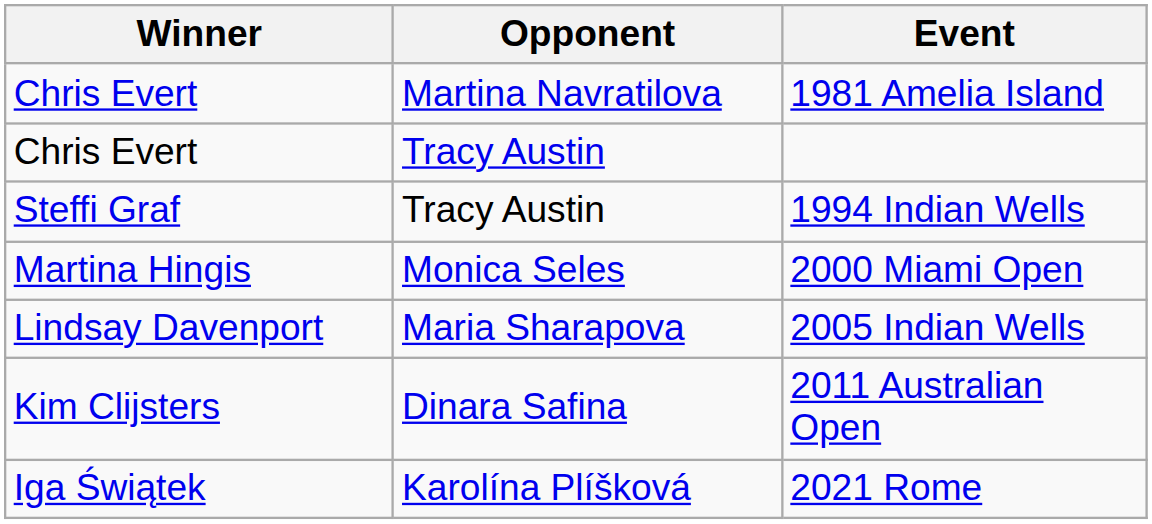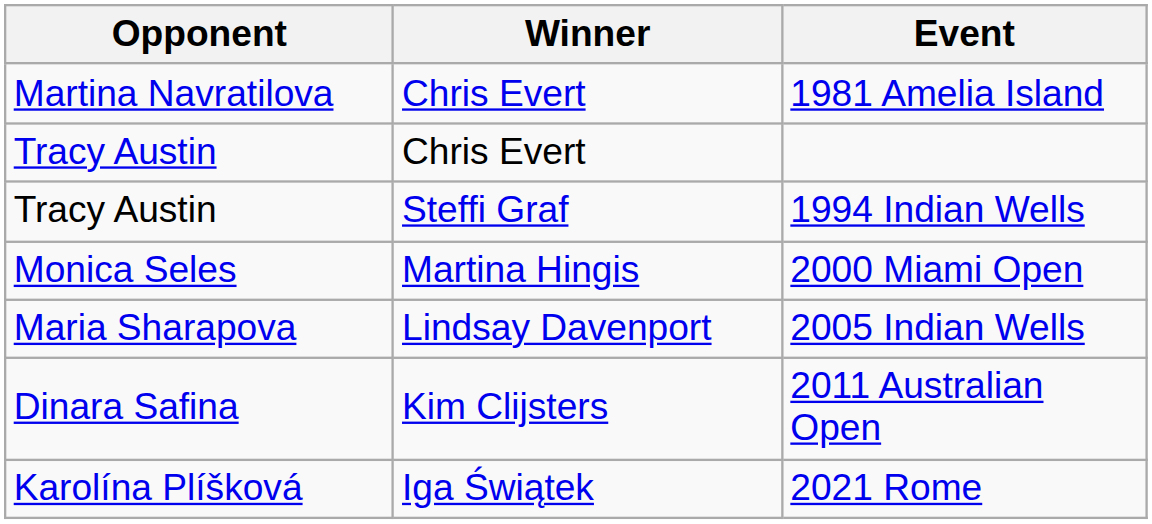columns swapped: (199, 33) <-> (588, 33)
